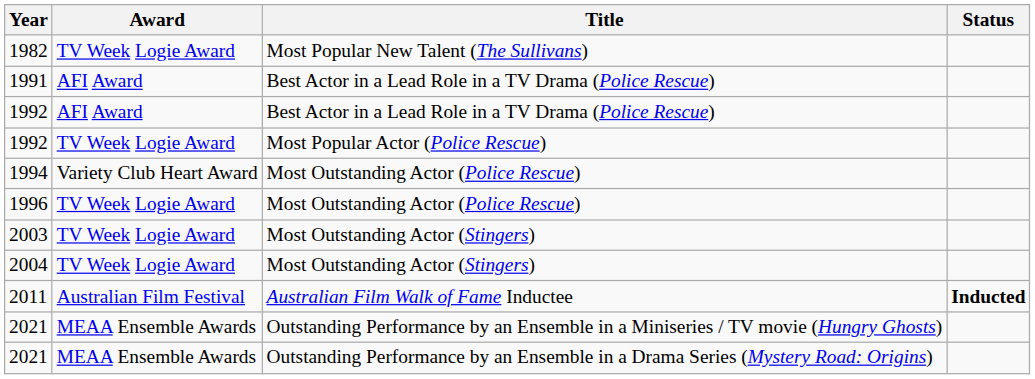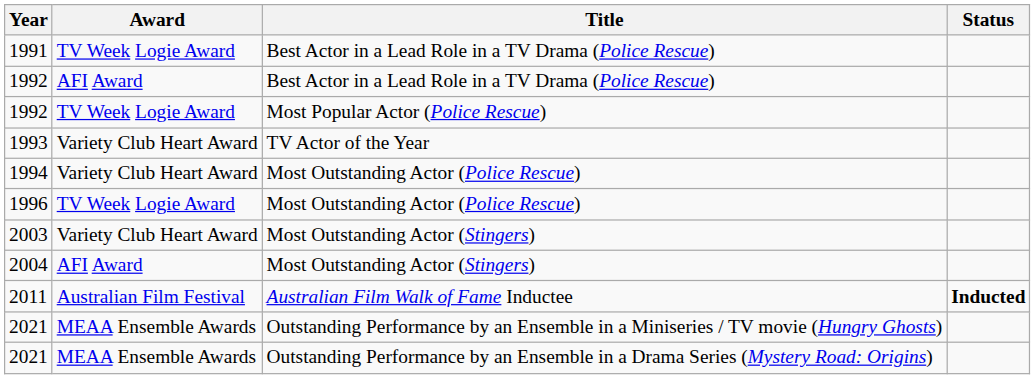- row: (28, 50)
(100, 81) AFI Award -> (146, 50) TV Week Logie Award
+ row: (28, 142)
(146, 234) TV Week Logie Award -> (157, 234) Variety Club Heart Award
(146, 265) TV Week Logie Award -> (100, 265) AFI Award
